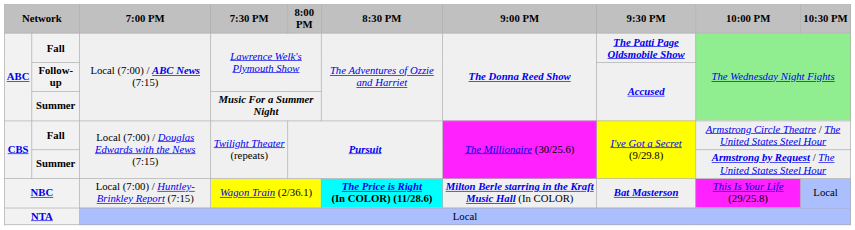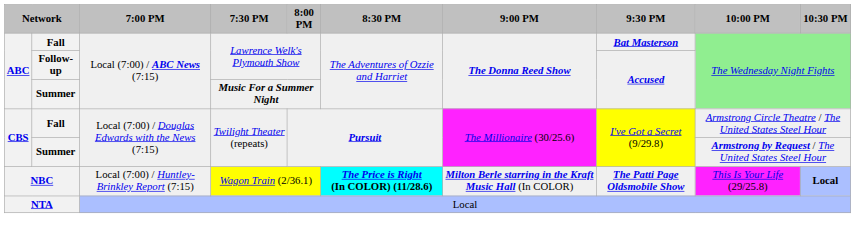(646, 48) The Patti Page Oldsmobile Show -> (646, 42) Bat Masterson
(646, 193) Bat Masterson -> (646, 181) The Patti Page Oldsmobile Show
(826, 193) normal -> (825, 181) bold
